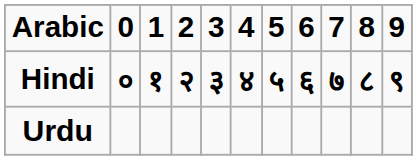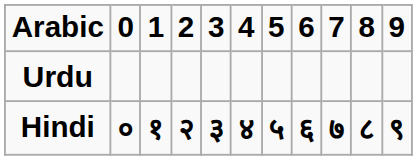rows swapped: (58, 78) <-> (58, 130)
